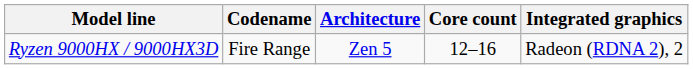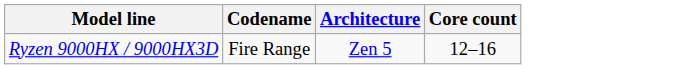- column: (604, 19)
